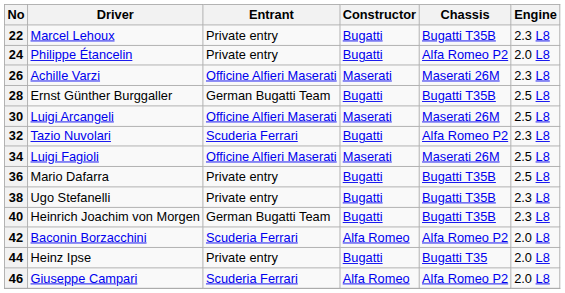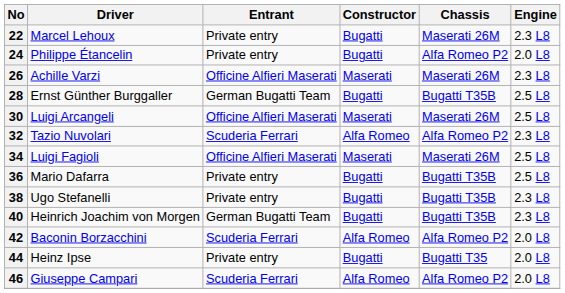(459, 35) Bugatti T35B -> (461, 35) Maserati 26M
(363, 136) Bugatti -> (376, 136) Alfa Romeo
